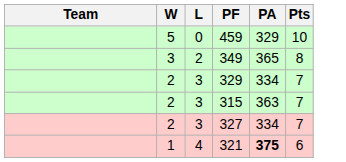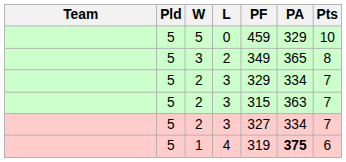+ column: (171, 15)
(231, 146) 321 -> (259, 146) 319
